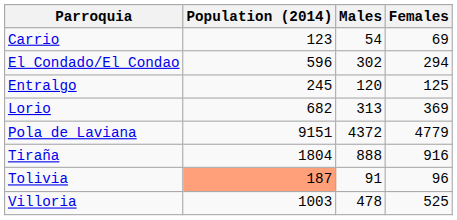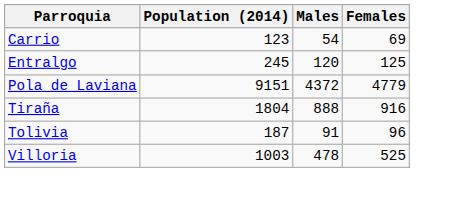- row: (94, 63)
- row: (29, 109)
(319, 179) lightsalmon background -> (277, 133) no background
